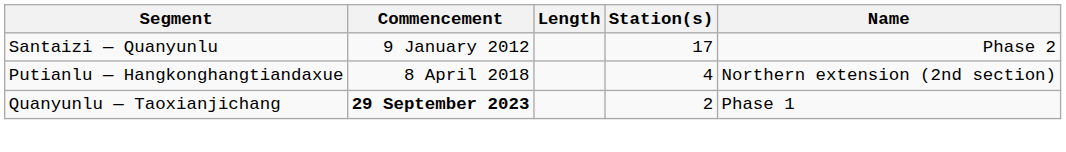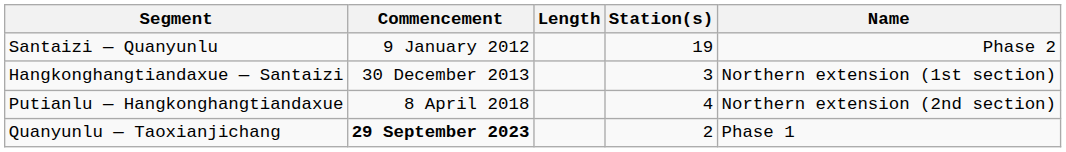(703, 47) 17 -> (703, 47) 19
+ row: (176, 76)
